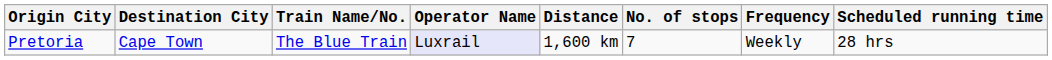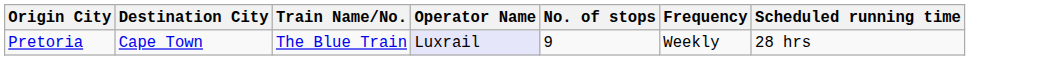- column: (581, 17)
(631, 43) 7 -> (548, 43) 9
